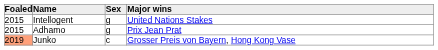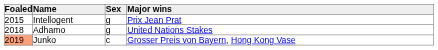(170, 20) United Nations Stakes -> (154, 20) Prix Jean Prat
(14, 30) 2015 -> (14, 30) 2018
(154, 30) Prix Jean Prat -> (170, 30) United Nations Stakes
